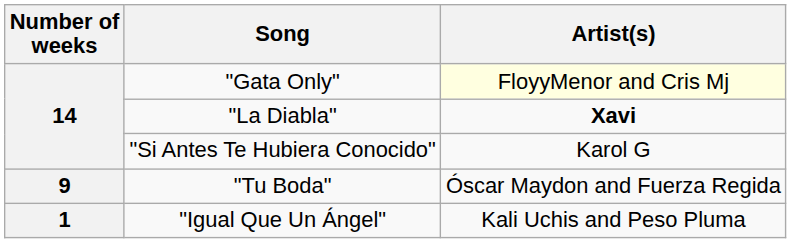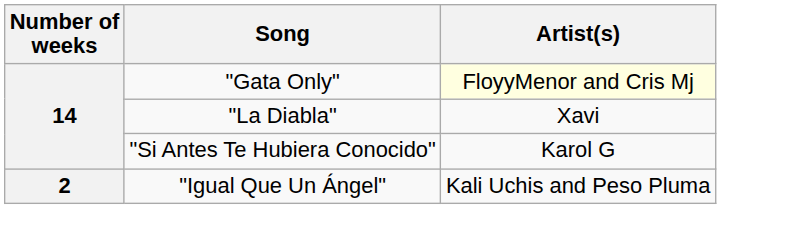(613, 116) bold -> (578, 116) normal
- row: (283, 185)
(65, 220) 1 -> (65, 185) 2
